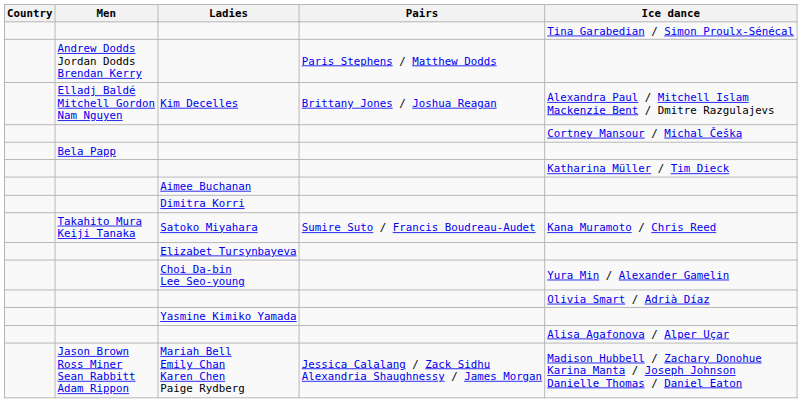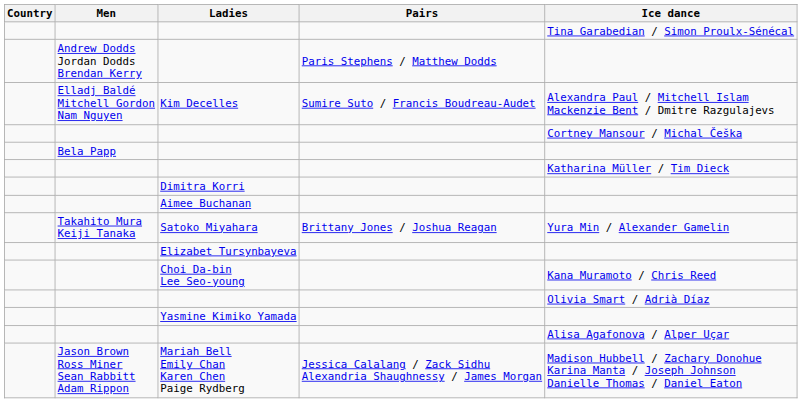(399, 103) Brittany Jones / Joshua Reagan -> (419, 103) Sumire Suto / Francis Boudreau-Audet
rows swapped: (106, 204) <-> (106, 186)
(419, 228) Sumire Suto / Francis Boudreau-Audet -> (399, 228) Brittany Jones / Joshua Reagan
(632, 228) Kana Muramoto / Chris Reed -> (638, 228) Yura Min / Alexander Gamelin
(638, 275) Yura Min / Alexander Gamelin -> (632, 275) Kana Muramoto / Chris Reed
